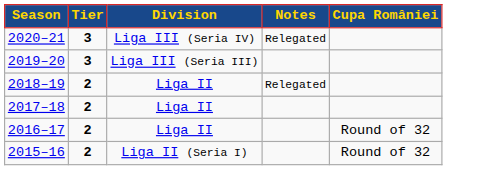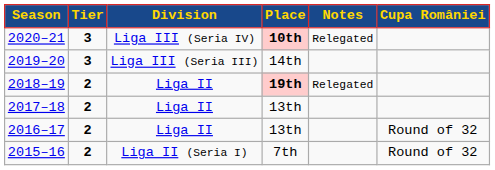+ column: (285, 16)
